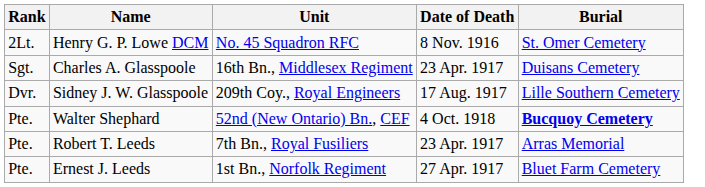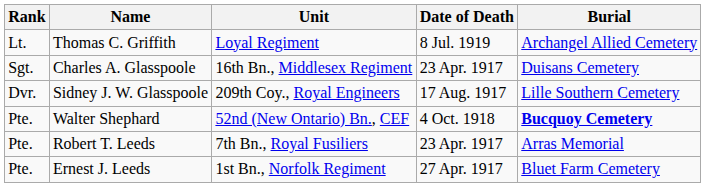+ row: (114, 42)
- row: (131, 42)
